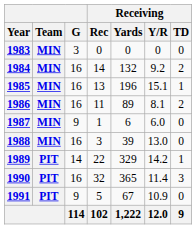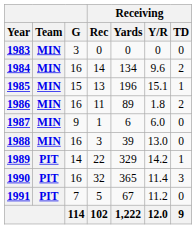(128, 68) 132 -> (128, 68) 134
(158, 68) 9.2 -> (158, 68) 9.6
(76, 86) 16 -> (76, 86) 15
(158, 104) 8.1 -> (158, 104) 1.8
(76, 196) 9 -> (76, 196) 7
(158, 196) 10.9 -> (158, 196) 11.2
